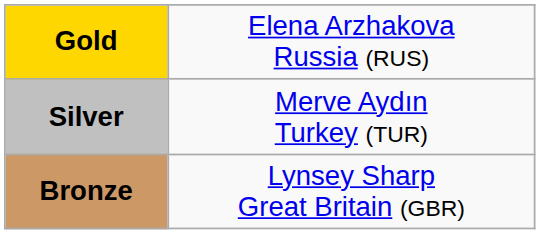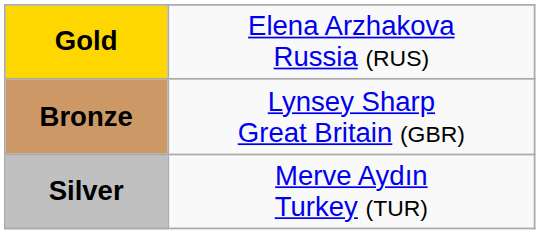rows swapped: (86, 116) <-> (86, 191)
